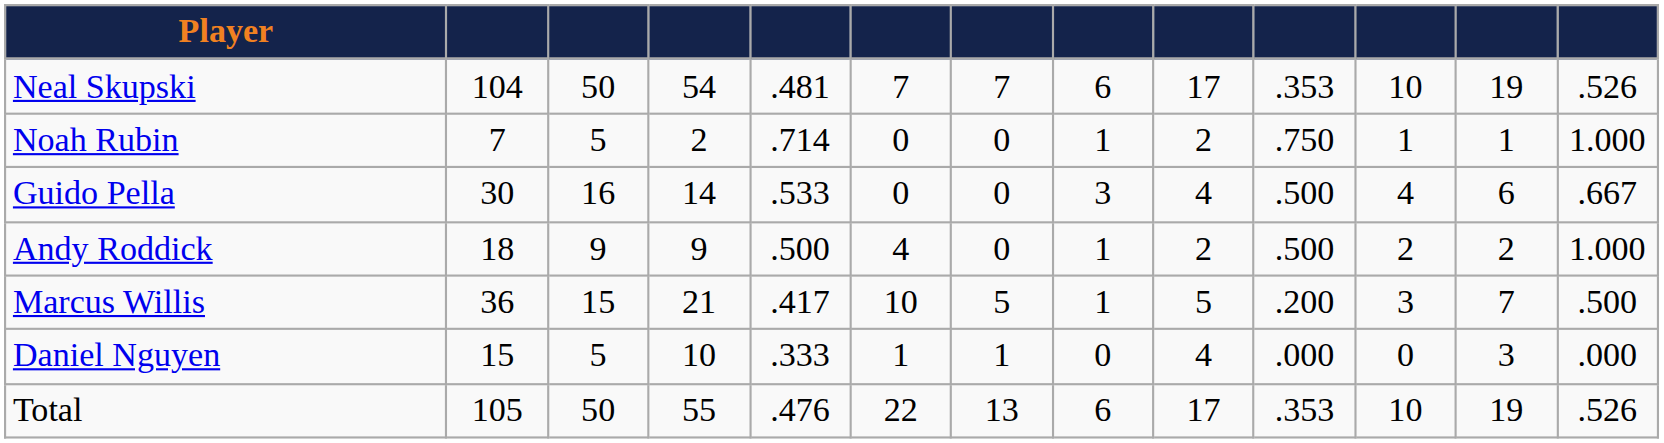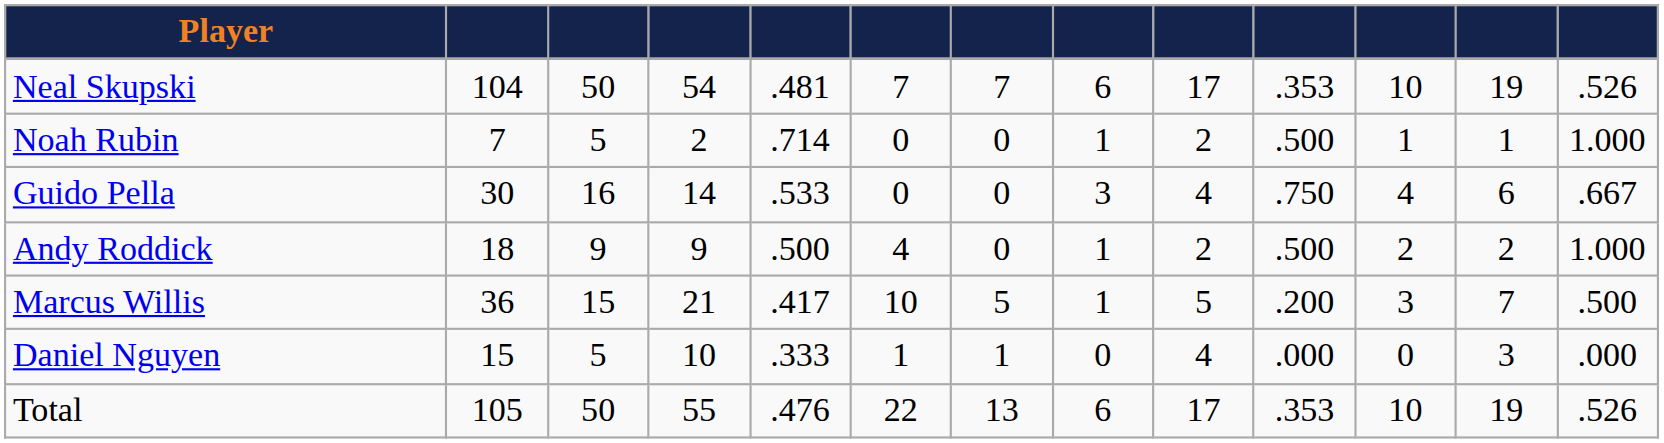(1304, 139) .750 -> (1304, 139) .500
(1304, 193) .500 -> (1304, 193) .750
